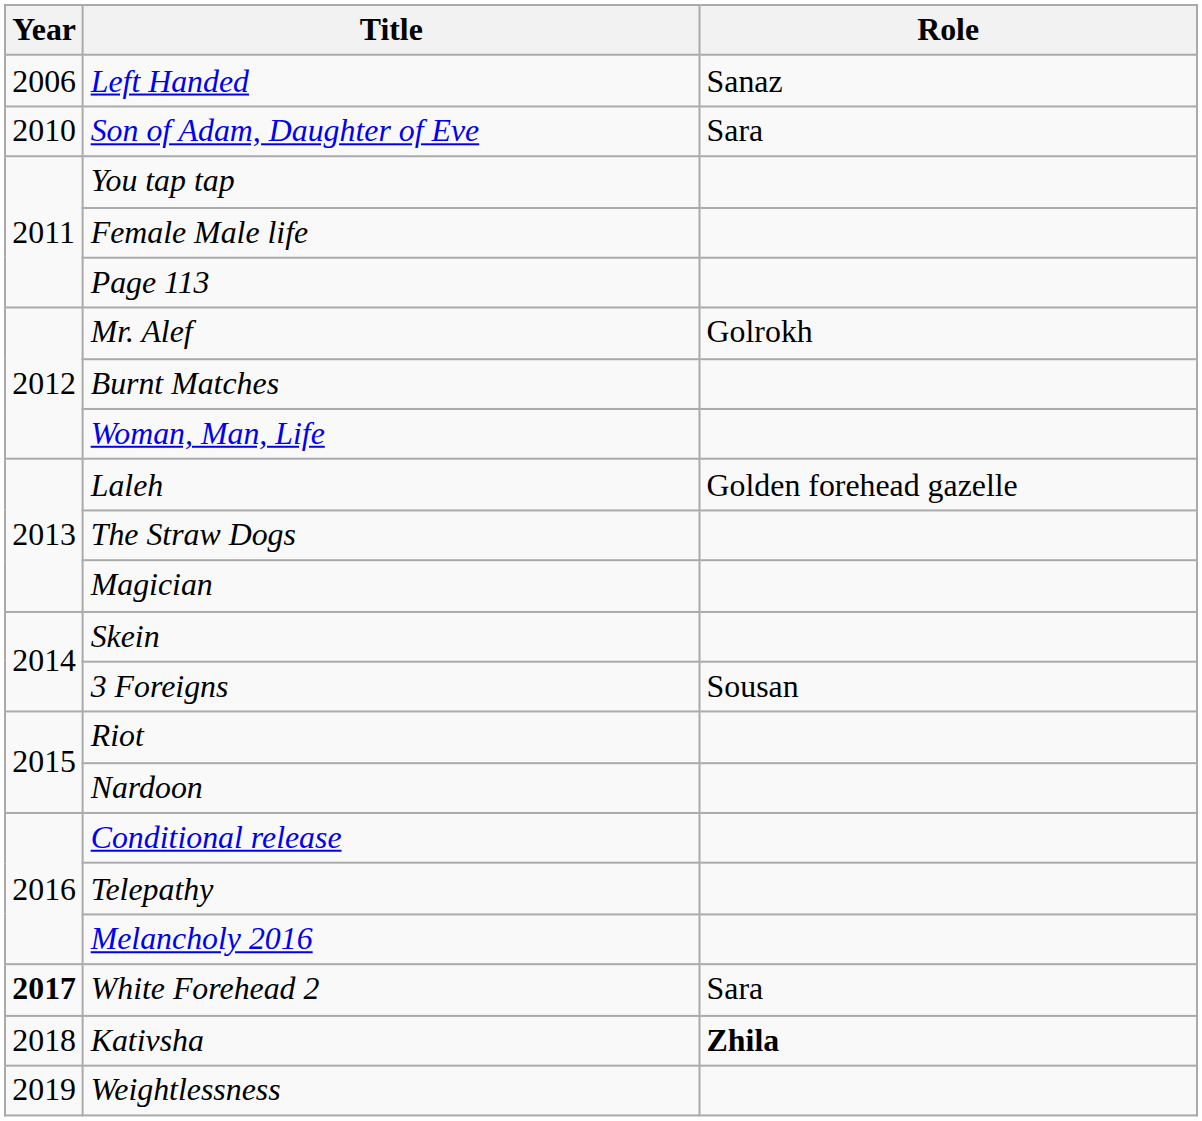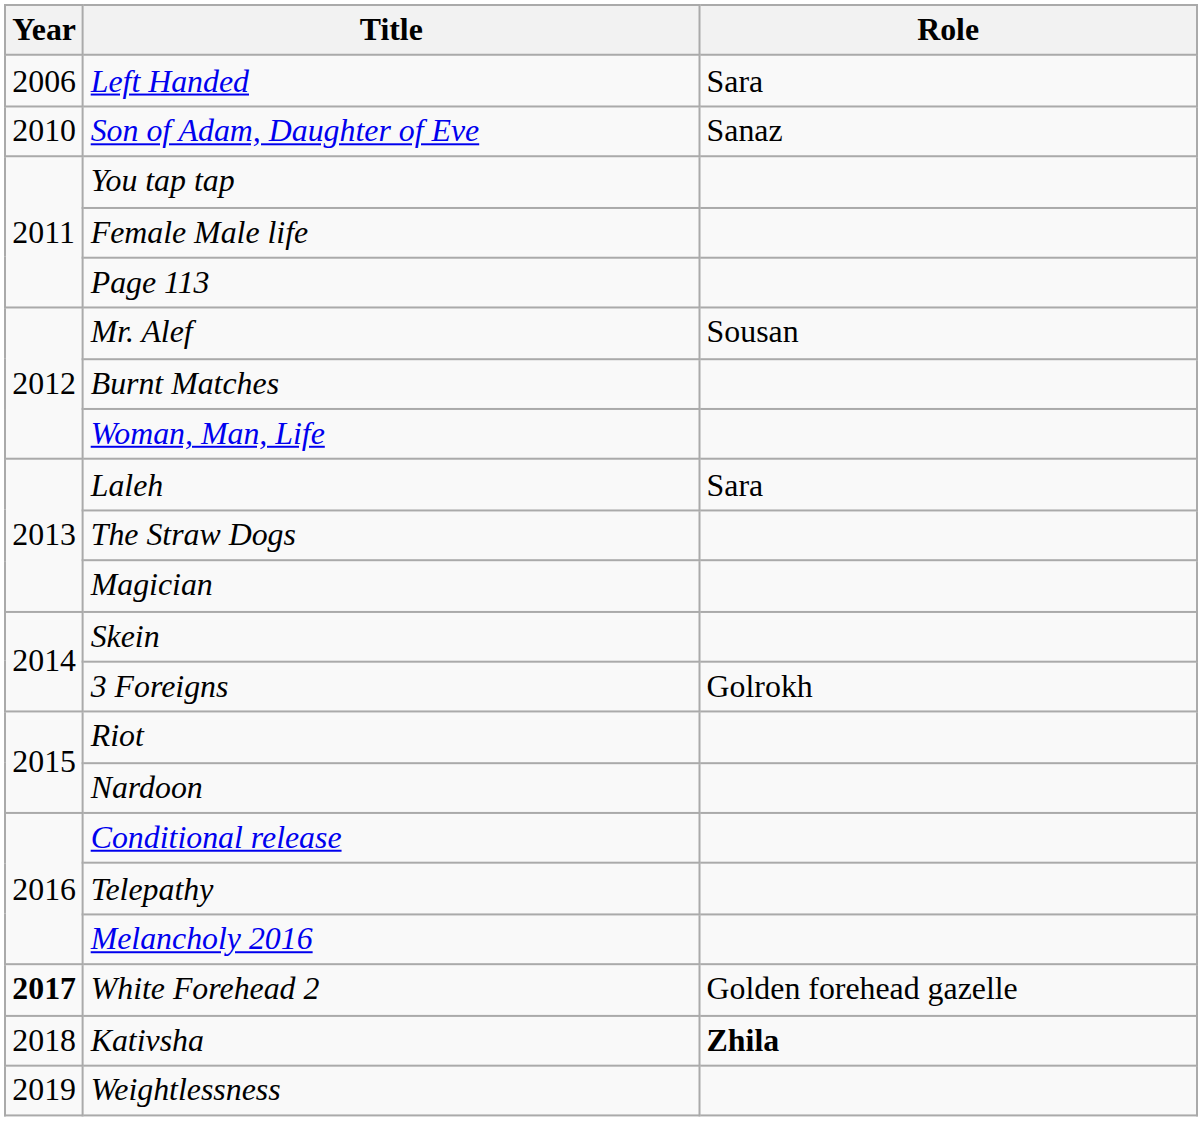(745, 80) Sanaz -> (735, 80) Sara
(735, 130) Sara -> (745, 130) Sanaz
(760, 332) Golrokh -> (753, 332) Sousan
(862, 484) Golden forehead gazelle -> (735, 484) Sara
(753, 686) Sousan -> (760, 686) Golrokh
(735, 989) Sara -> (862, 989) Golden forehead gazelle
